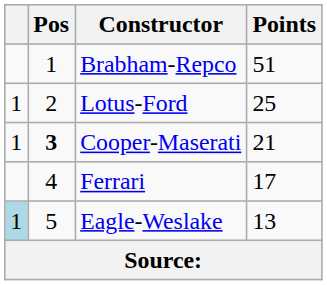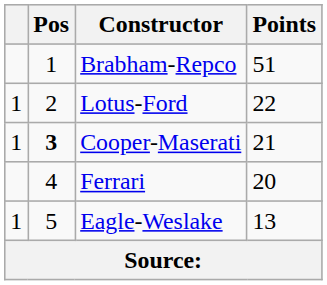(264, 103) 25 -> (264, 103) 22
(264, 181) 17 -> (264, 181) 20
(16, 221) lightblue background -> (16, 221) no background
